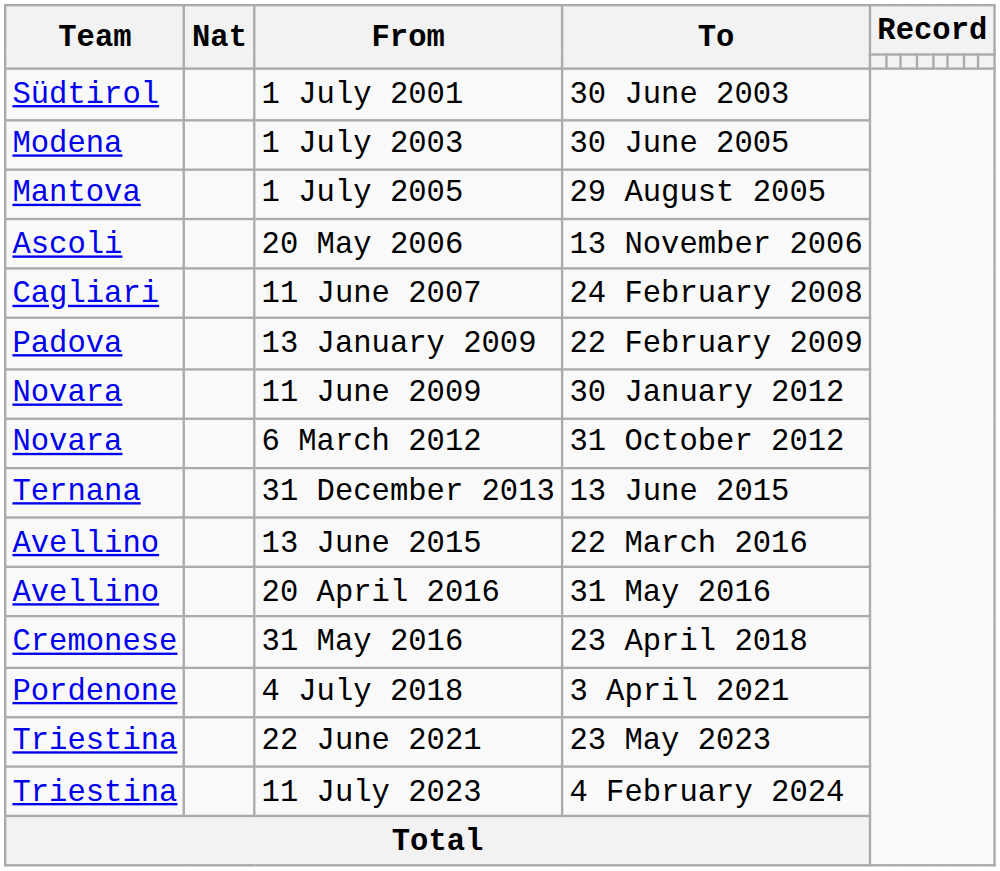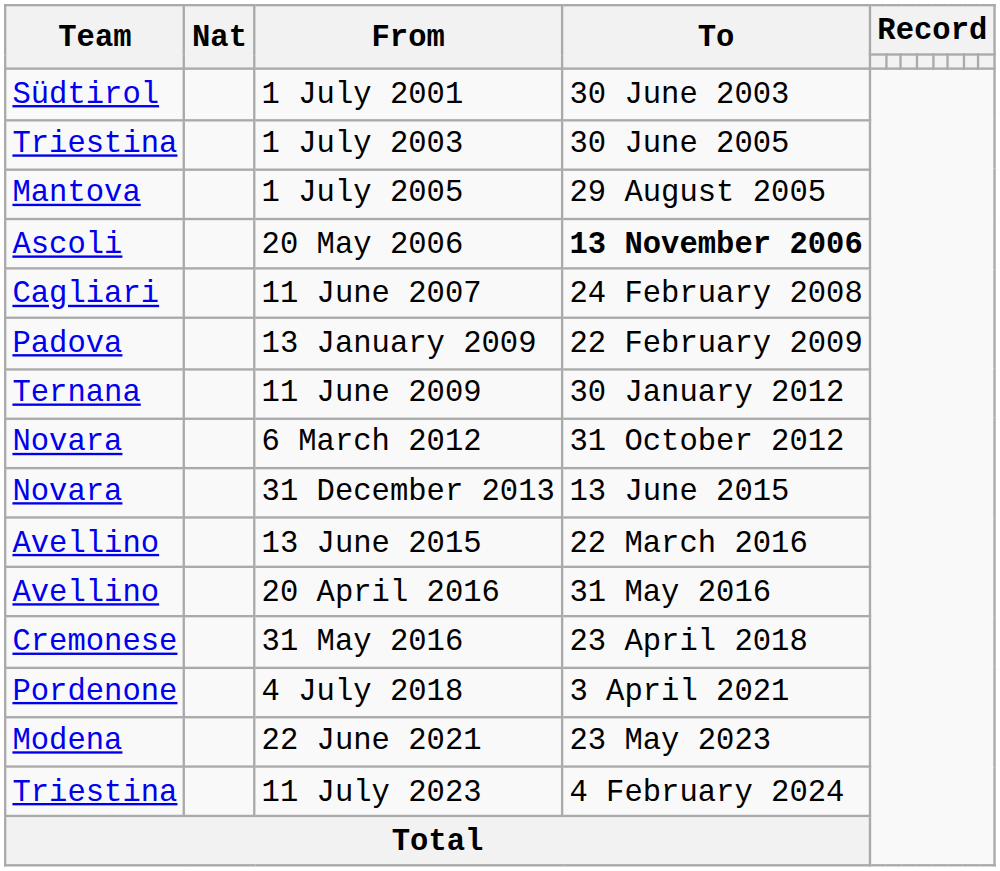(67, 144) Modena -> (95, 144) Triestina
(716, 244) normal -> (716, 244) bold
(67, 393) Novara -> (77, 393) Ternana
(77, 493) Ternana -> (67, 493) Novara
(95, 742) Triestina -> (67, 742) Modena
